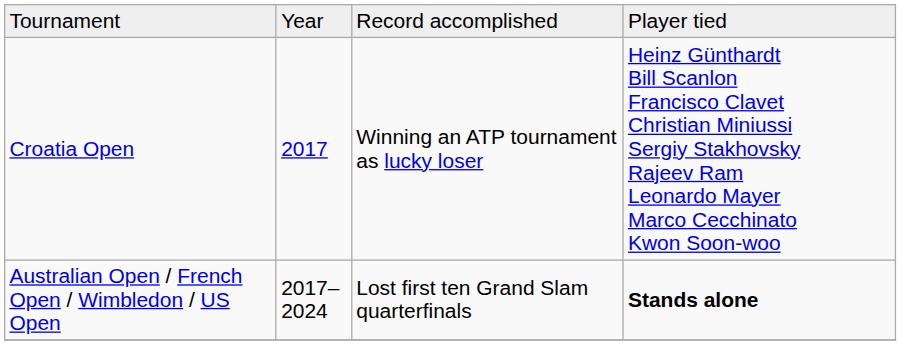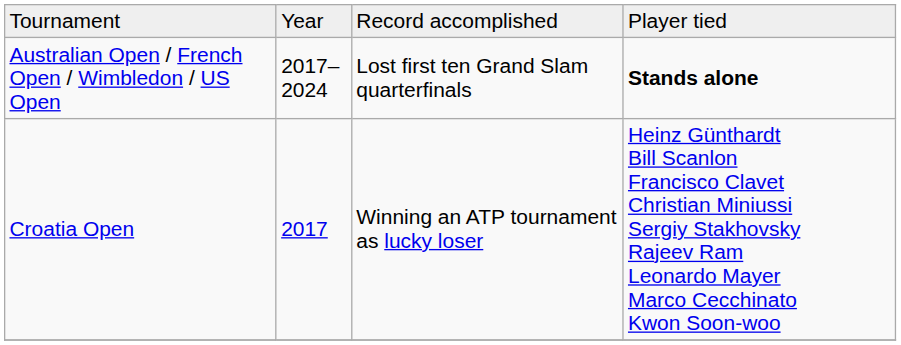rows swapped: (72, 148) <-> (126, 299)
